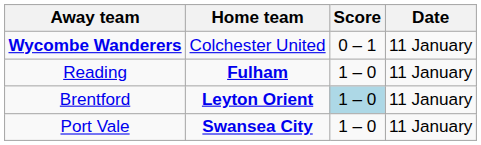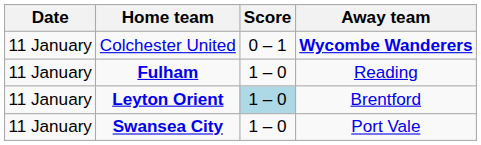columns swapped: (431, 18) <-> (95, 18)
